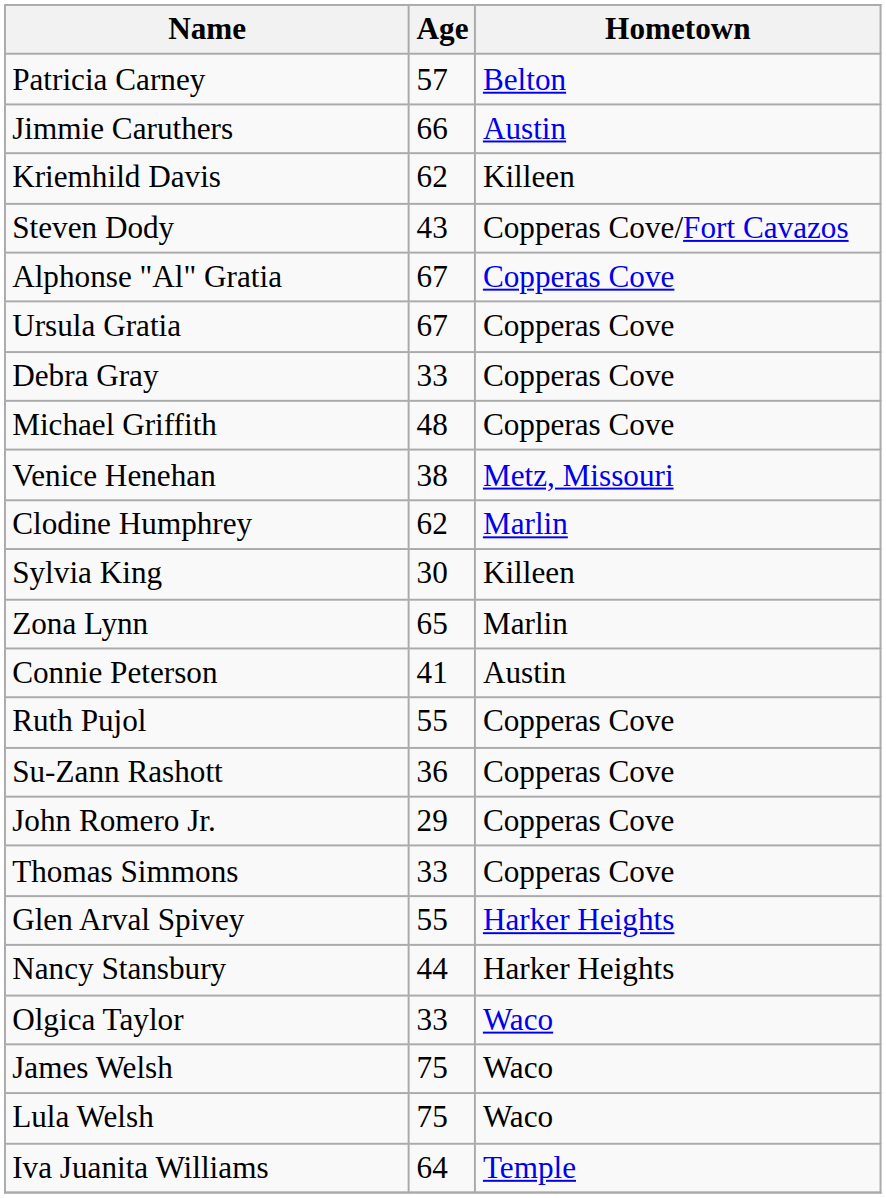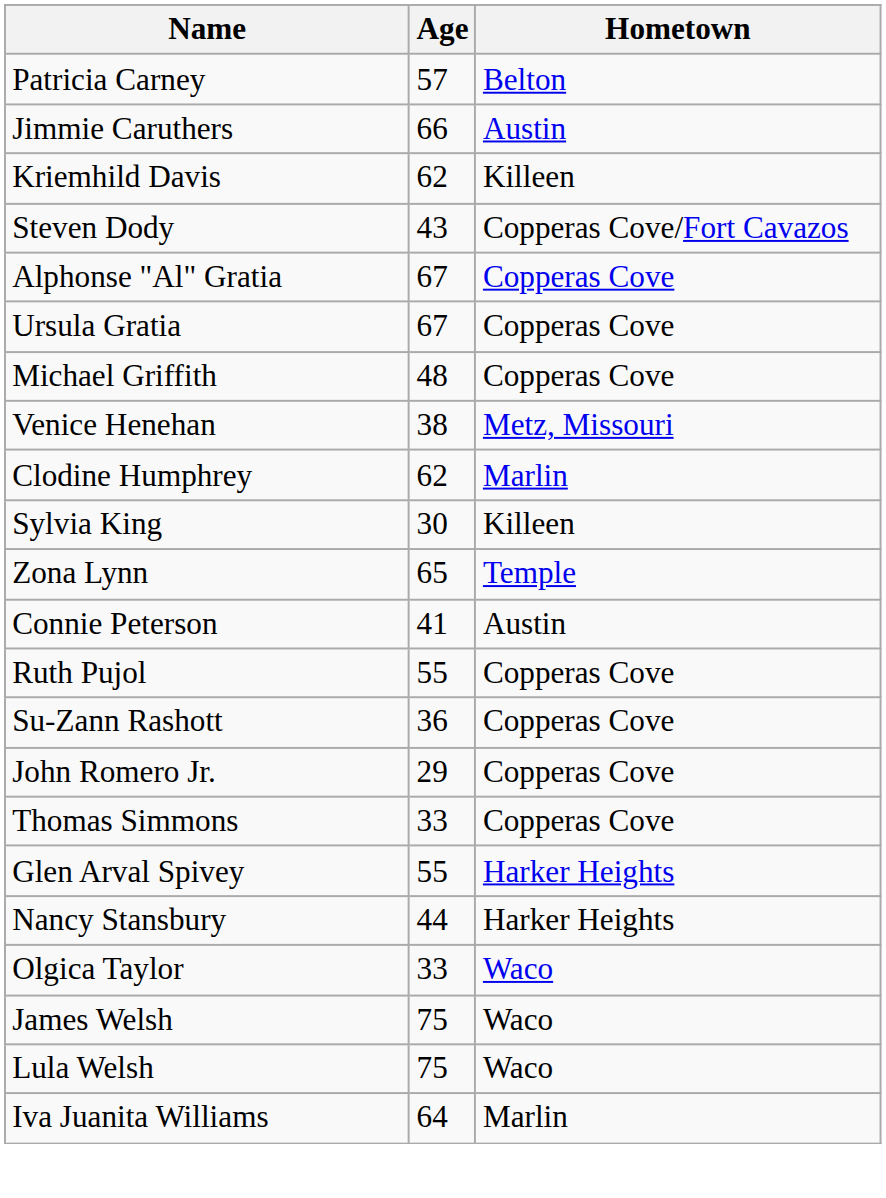- row: (85, 375)
(525, 623) Marlin -> (529, 573) Temple
(529, 1167) Temple -> (525, 1117) Marlin
